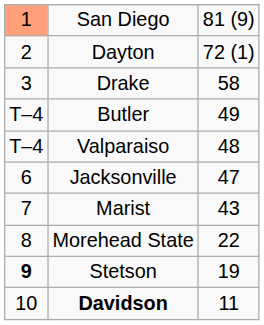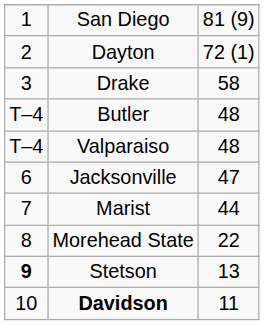(26, 20) lightsalmon background -> (26, 20) no background
(229, 114) 49 -> (229, 114) 48
(229, 209) 43 -> (229, 209) 44
(229, 271) 19 -> (229, 271) 13
